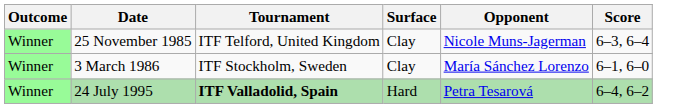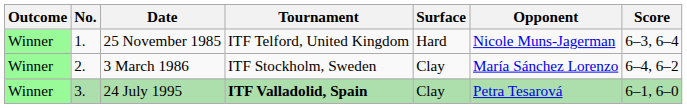+ column: (85, 16)
(401, 41) Clay -> (431, 41) Hard
(623, 65) 6–1, 6–0 -> (652, 65) 6–4, 6–2
(402, 90) Hard -> (431, 90) Clay
(623, 90) 6–4, 6–2 -> (652, 90) 6–1, 6–0
